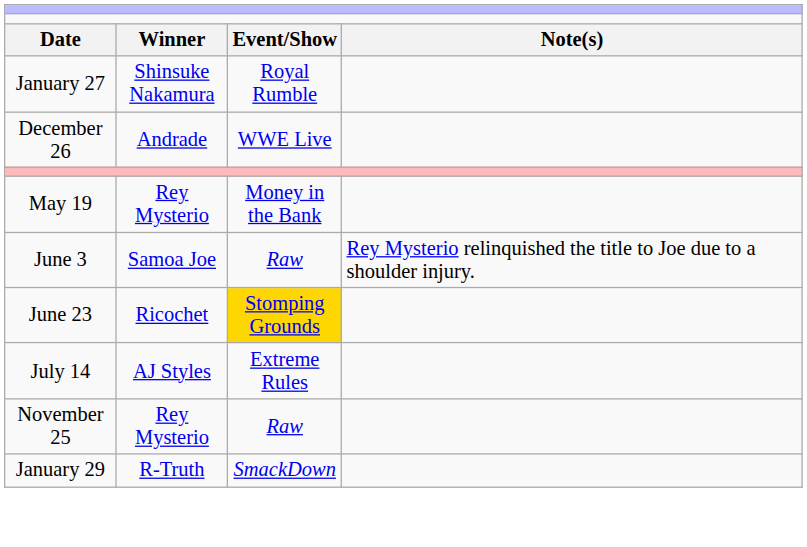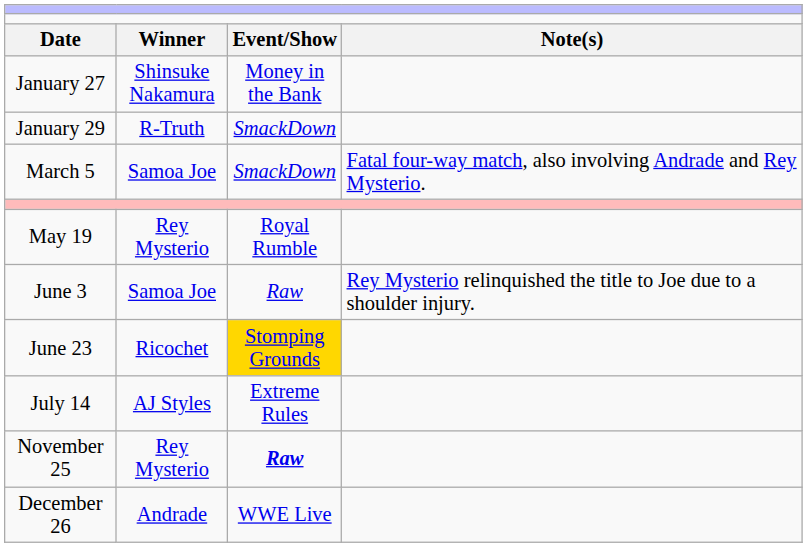(285, 83) Royal Rumble -> (285, 83) Money in the Bank
rows swapped: (60, 470) <-> (60, 139)
+ row: (60, 171)
(285, 204) Money in the Bank -> (285, 236) Royal Rumble
(285, 426) normal -> (285, 458) bold
